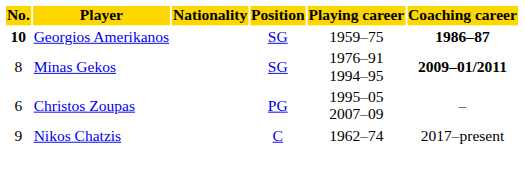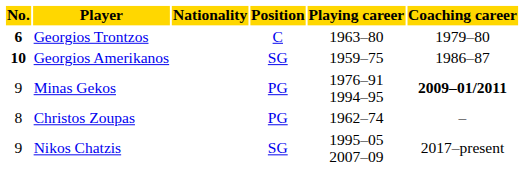+ row: (91, 36)
(462, 36) bold -> (462, 58) normal
(18, 67) 8 -> (18, 88) 9
(278, 67) SG -> (278, 88) PG
(18, 105) 6 -> (18, 118) 8
(356, 105) 1995–05 2007–09 -> (356, 118) 1962–74
(278, 135) C -> (278, 148) SG
(356, 135) 1962–74 -> (356, 148) 1995–05 2007–09
